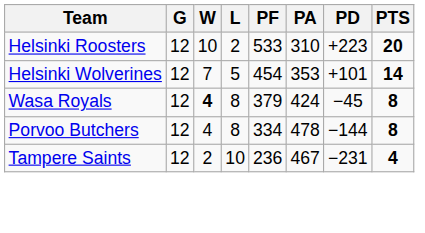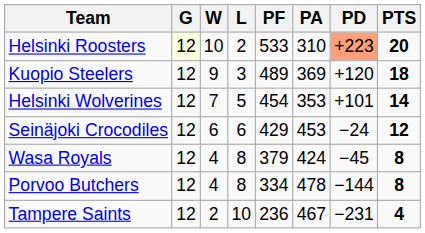(180, 46) no background -> (186, 46) lightyellow background
(348, 46) no background -> (354, 46) lightsalmon background
+ row: (71, 74)
+ row: (88, 130)
(207, 102) bold -> (214, 158) normal
